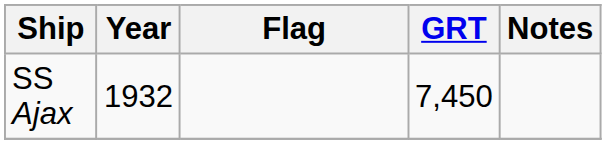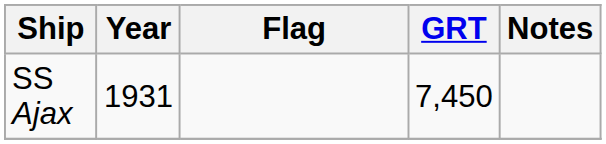(139, 95) 1932 -> (139, 95) 1931
